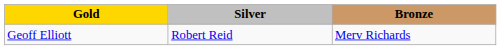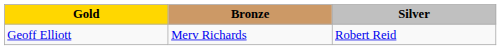columns swapped: (250, 14) <-> (414, 14)
